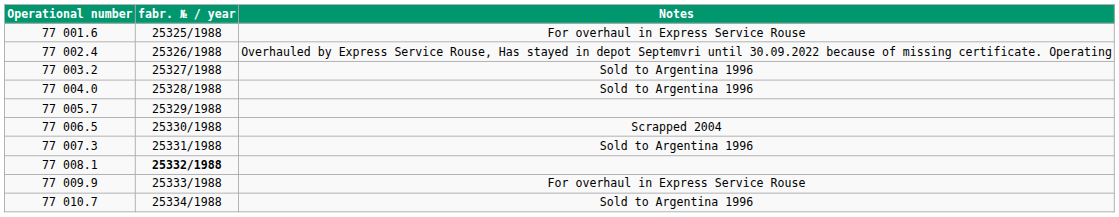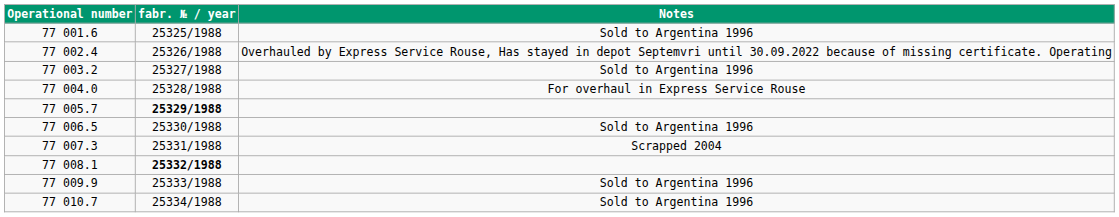(676, 33) For overhaul in Express Service Rouse -> (676, 33) Sold to Argentina 1996
(676, 89) Sold to Argentina 1996 -> (676, 89) For overhaul in Express Service Rouse
(187, 108) normal -> (187, 108) bold
(676, 127) Scrapped 2004 -> (676, 127) Sold to Argentina 1996
(676, 146) Sold to Argentina 1996 -> (676, 146) Scrapped 2004
(676, 184) For overhaul in Express Service Rouse -> (676, 184) Sold to Argentina 1996
